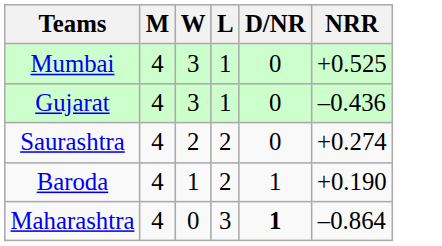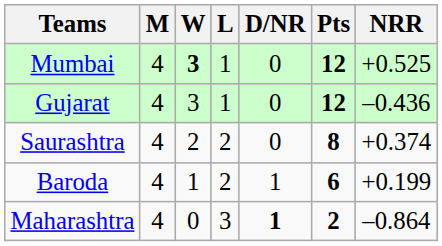+ column: (334, 24)
(193, 63) normal -> (193, 63) bold
(352, 142) +0.274 -> (396, 142) +0.374
(352, 181) +0.190 -> (396, 181) +0.199
